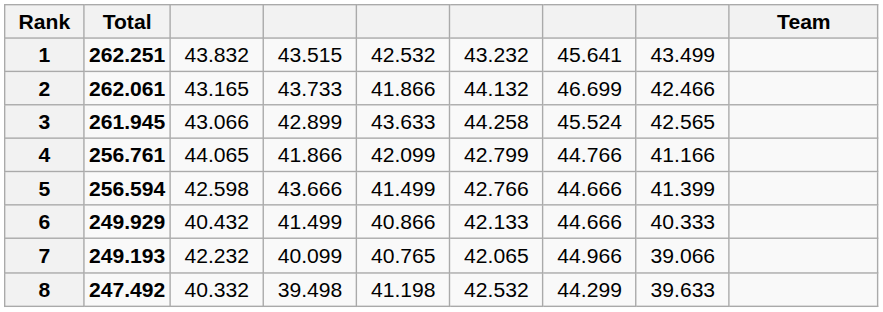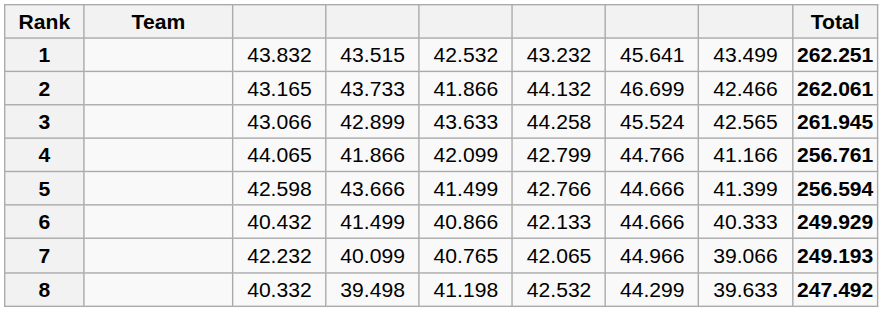columns swapped: (804, 22) <-> (127, 22)
